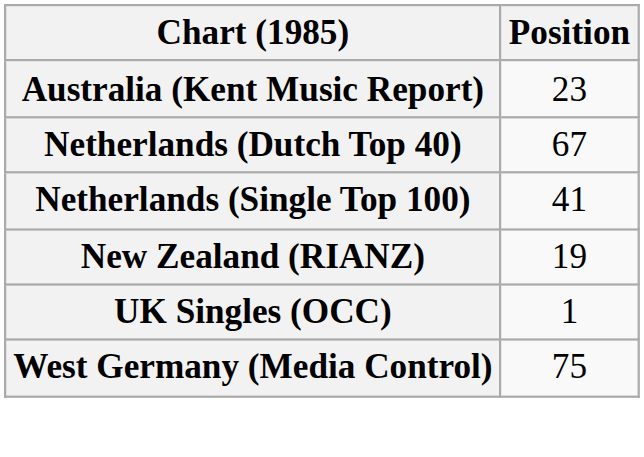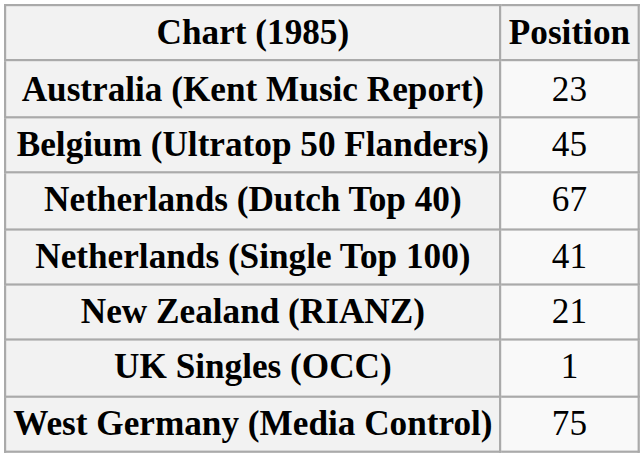+ row: (253, 144)
(569, 255) 19 -> (569, 311) 21
